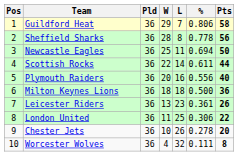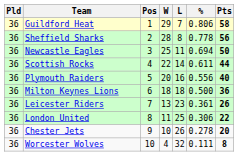columns swapped: (14, 11) <-> (150, 11)
